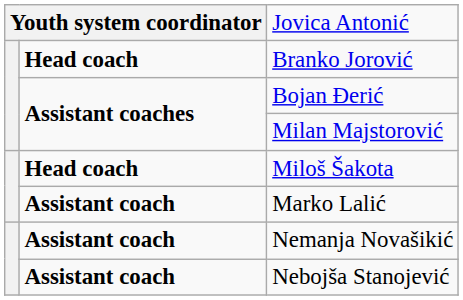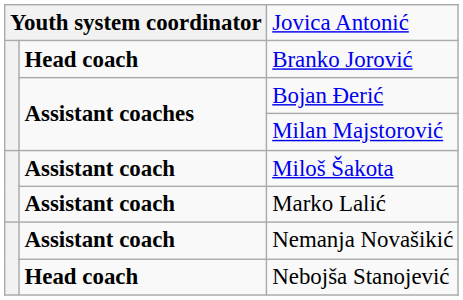(81, 167) Head coach -> (100, 167) Assistant coach
(100, 276) Assistant coach -> (81, 276) Head coach
